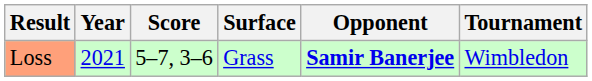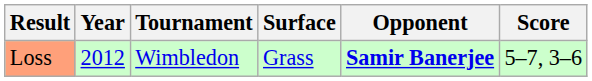columns swapped: (523, 22) <-> (174, 22)
(103, 58) 2021 -> (103, 58) 2012
